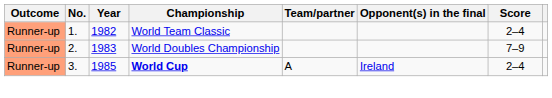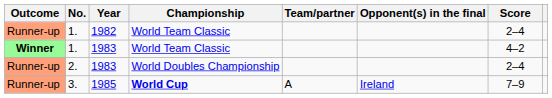+ row: (73, 48)
(515, 48) 7–9 -> (515, 66) 2–4
(515, 66) 2–4 -> (515, 84) 7–9
